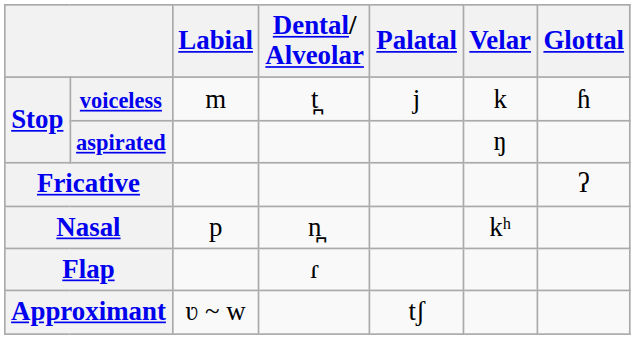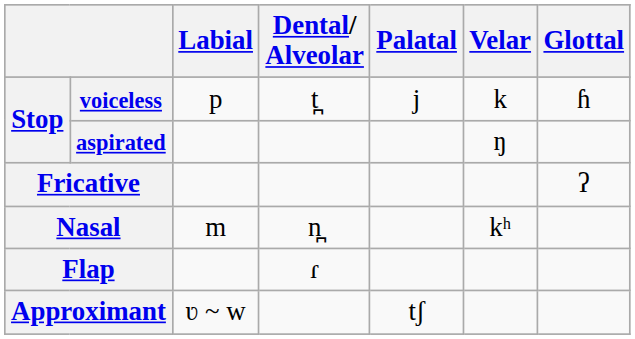(216, 98) m -> (216, 98) p
(216, 226) p -> (216, 226) m
